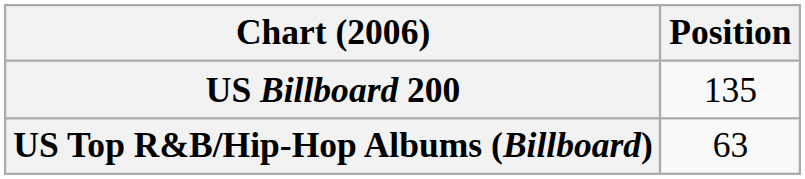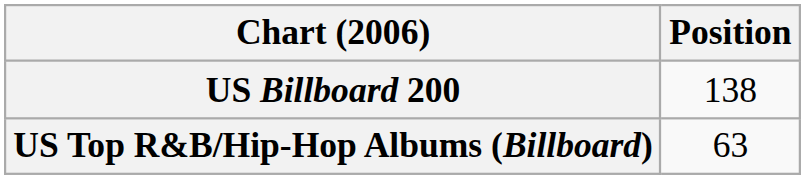(730, 88) 135 -> (730, 88) 138
